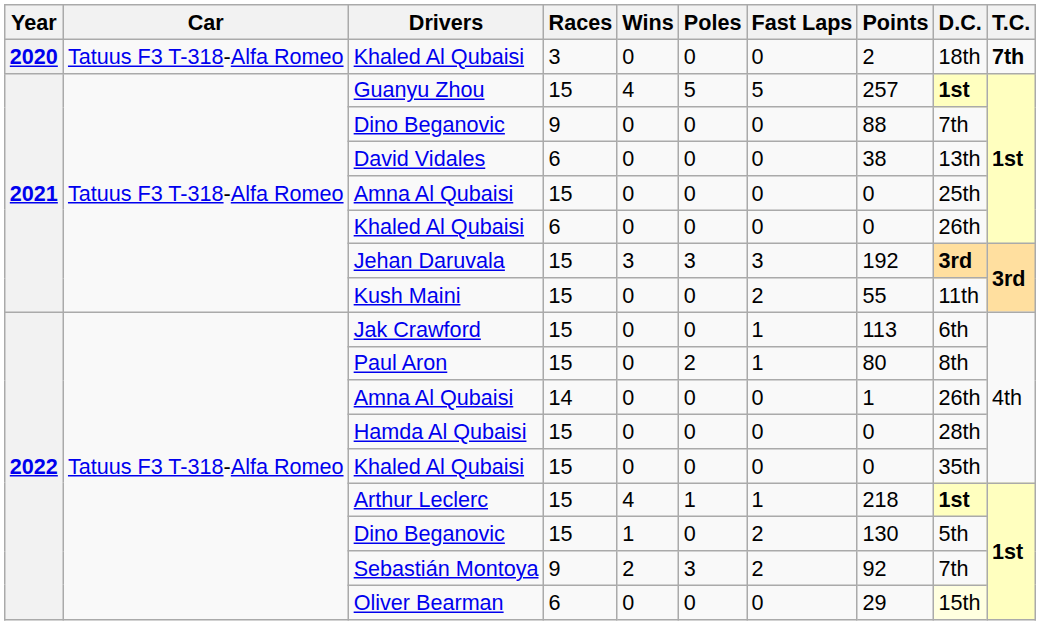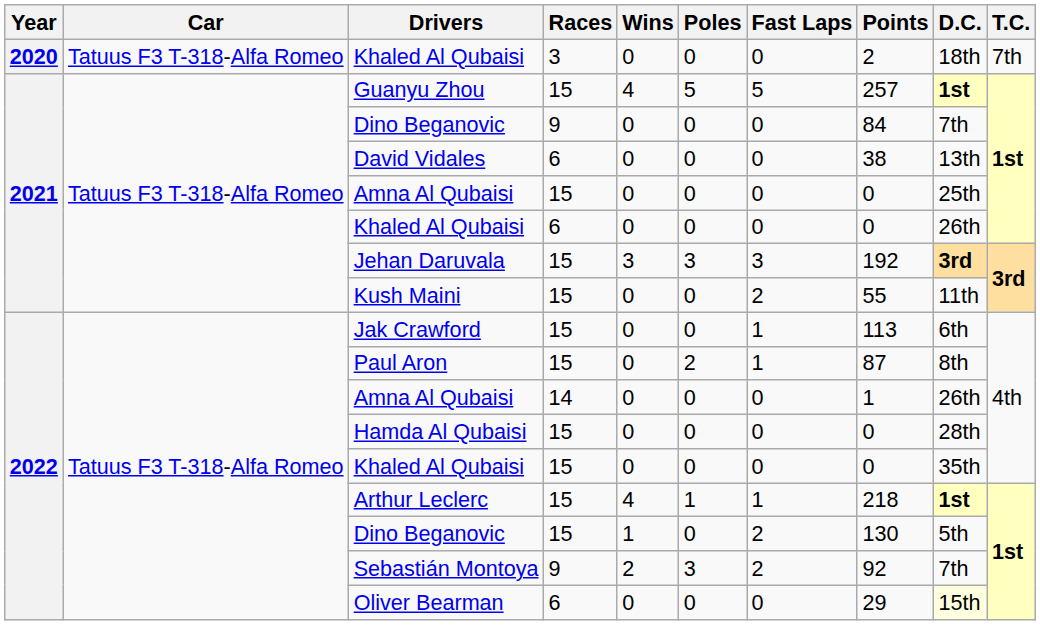(1008, 56) bold -> (1007, 56) normal
(874, 125) 88 -> (874, 125) 84
(874, 363) 80 -> (874, 363) 87
